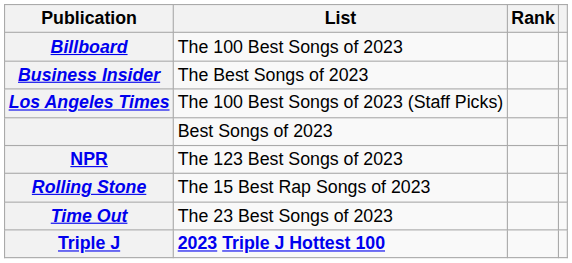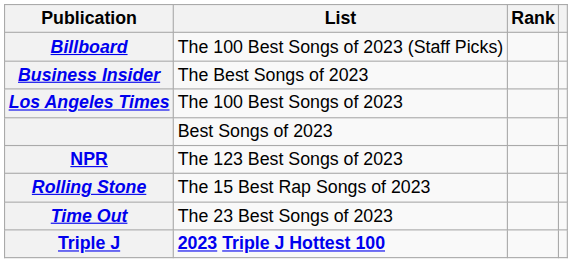(290, 46) The 100 Best Songs of 2023 -> (340, 46) The 100 Best Songs of 2023 (Staff Picks)
(340, 103) The 100 Best Songs of 2023 (Staff Picks) -> (290, 103) The 100 Best Songs of 2023
